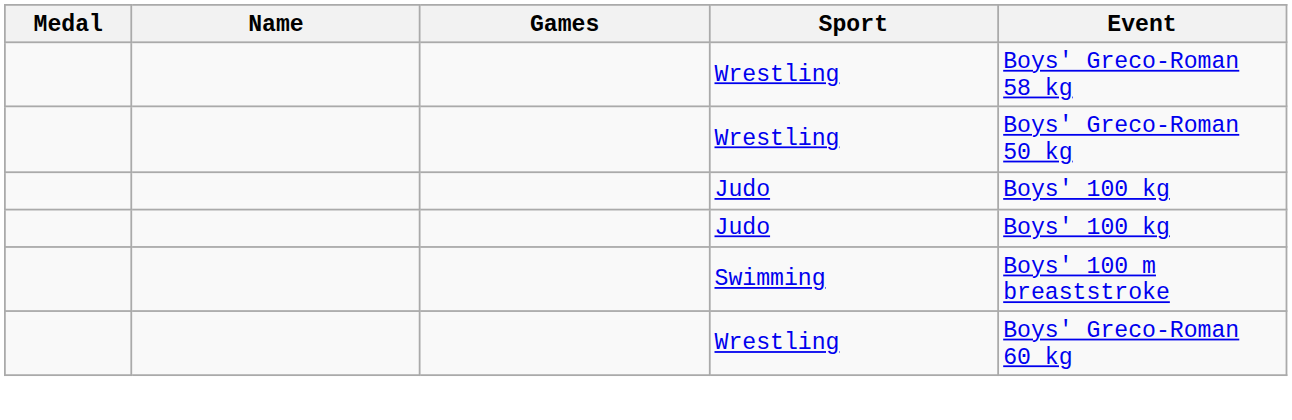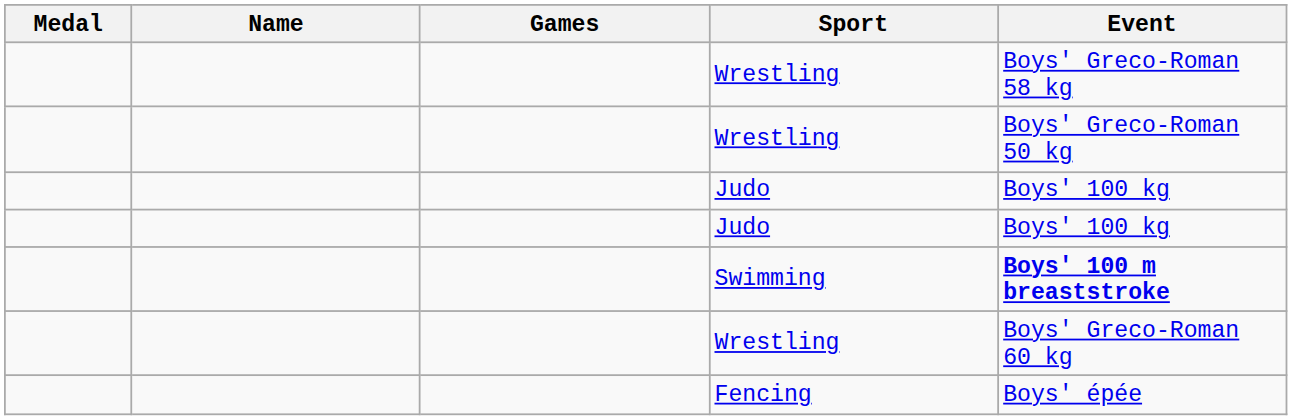(1087, 279) normal -> (1087, 279) bold
+ row: (68, 395)
